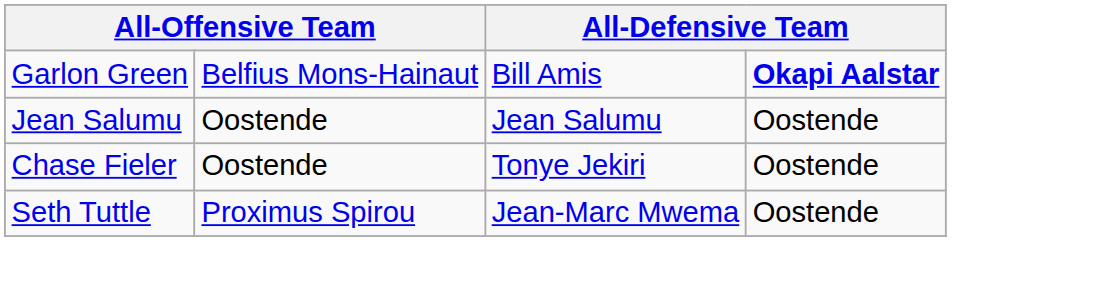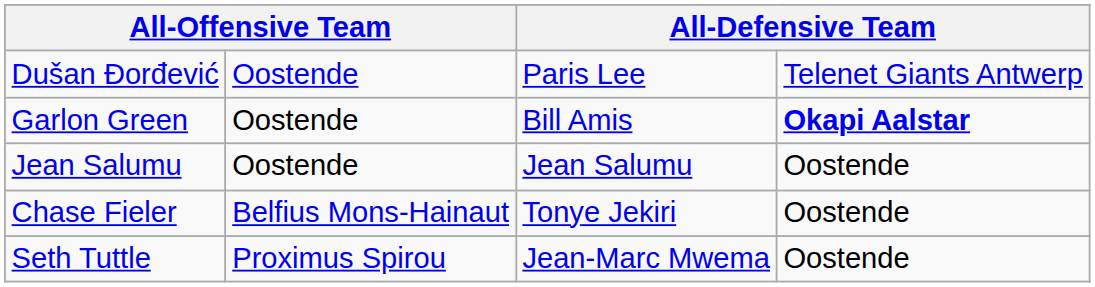+ row: (115, 73)
(340, 73) Belfius Mons-Hainaut -> (295, 119) Oostende
(265, 166) Oostende -> (371, 212) Belfius Mons-Hainaut
